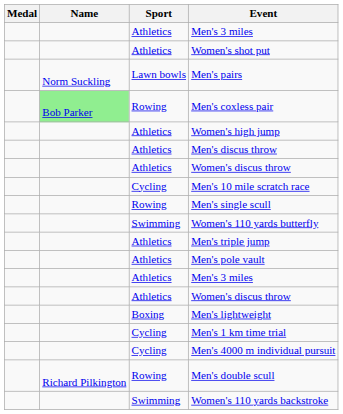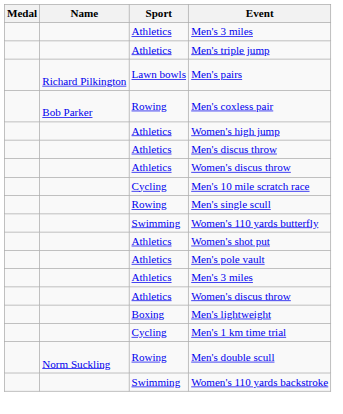rows swapped: (152, 50) <-> (152, 241)
(76, 81) Norm Suckling -> (84, 81) Richard Pilkington
(67, 113) lightgreen background -> (67, 113) no background
- row: (149, 351)
(84, 382) Richard Pilkington -> (76, 364) Norm Suckling
